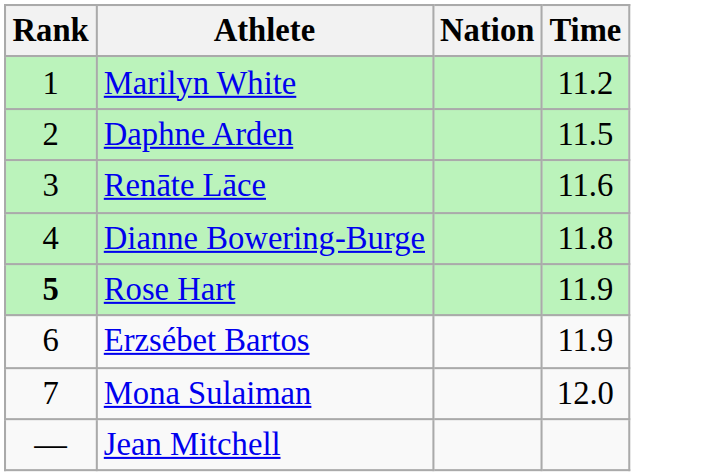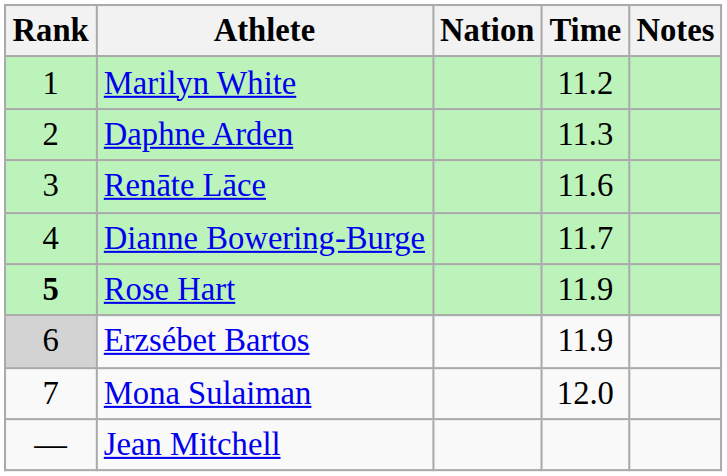+ column: (675, 30)
(585, 133) 11.5 -> (585, 133) 11.3
(585, 237) 11.8 -> (585, 237) 11.7
(51, 340) no background -> (51, 340) lightgrey background
